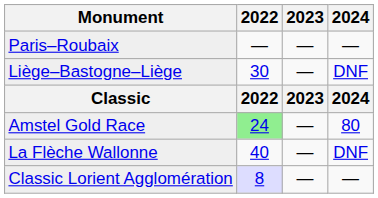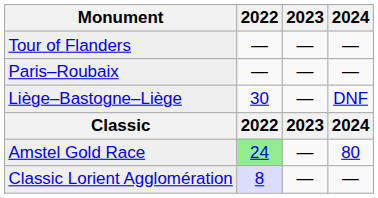+ row: (70, 44)
- row: (83, 152)
